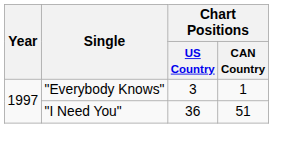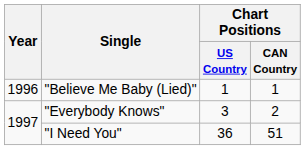+ row: (121, 90)
(243, 90) 1 -> (275, 111) 2
